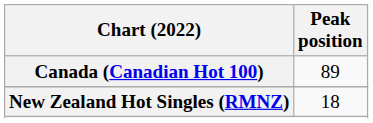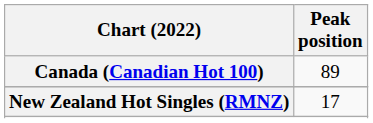(330, 101) 18 -> (330, 101) 17
